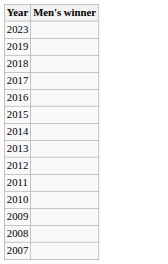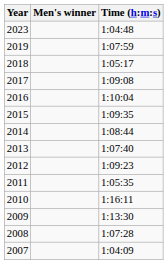+ column: (131, 13)
